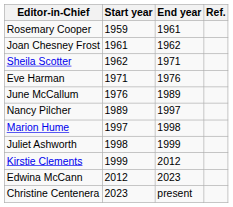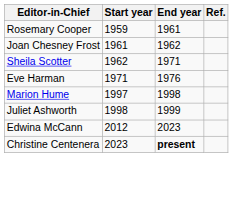- row: (43, 95)
- row: (39, 111)
- row: (45, 161)
(175, 194) normal -> (176, 144) bold
